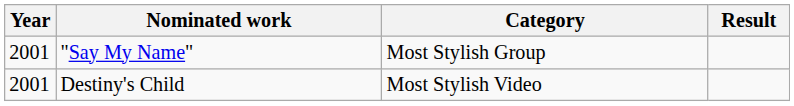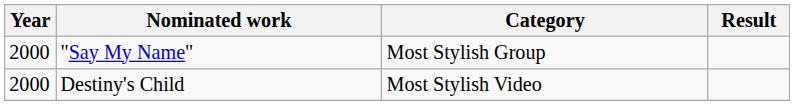(29, 52) 2001 -> (29, 52) 2000
(29, 84) 2001 -> (29, 84) 2000
